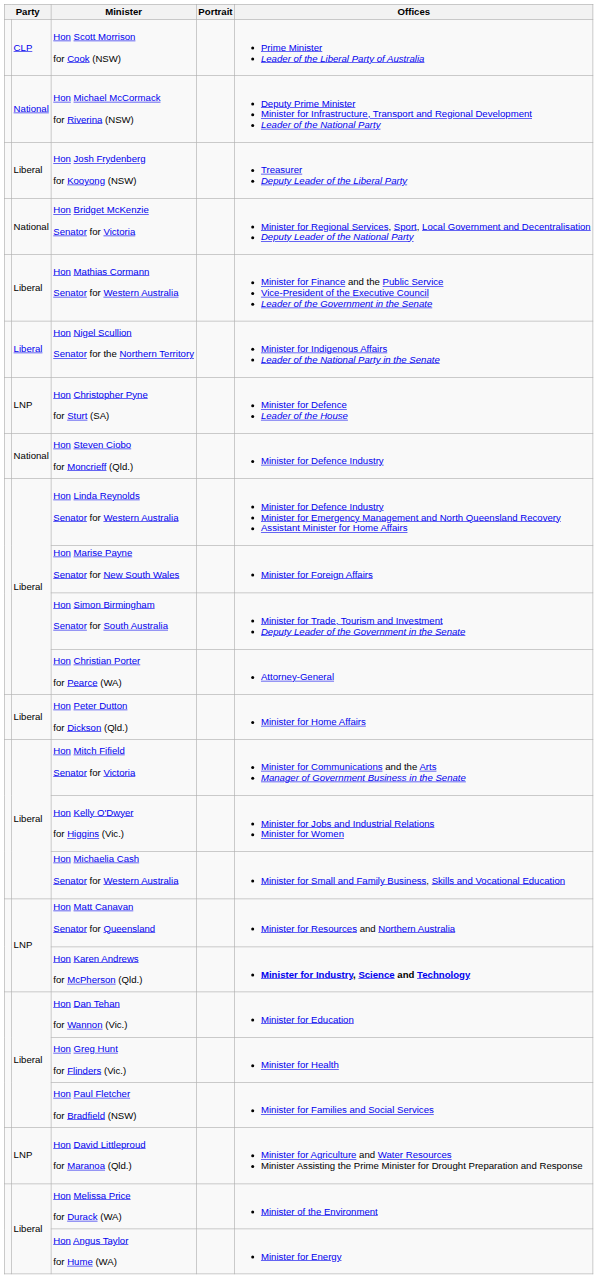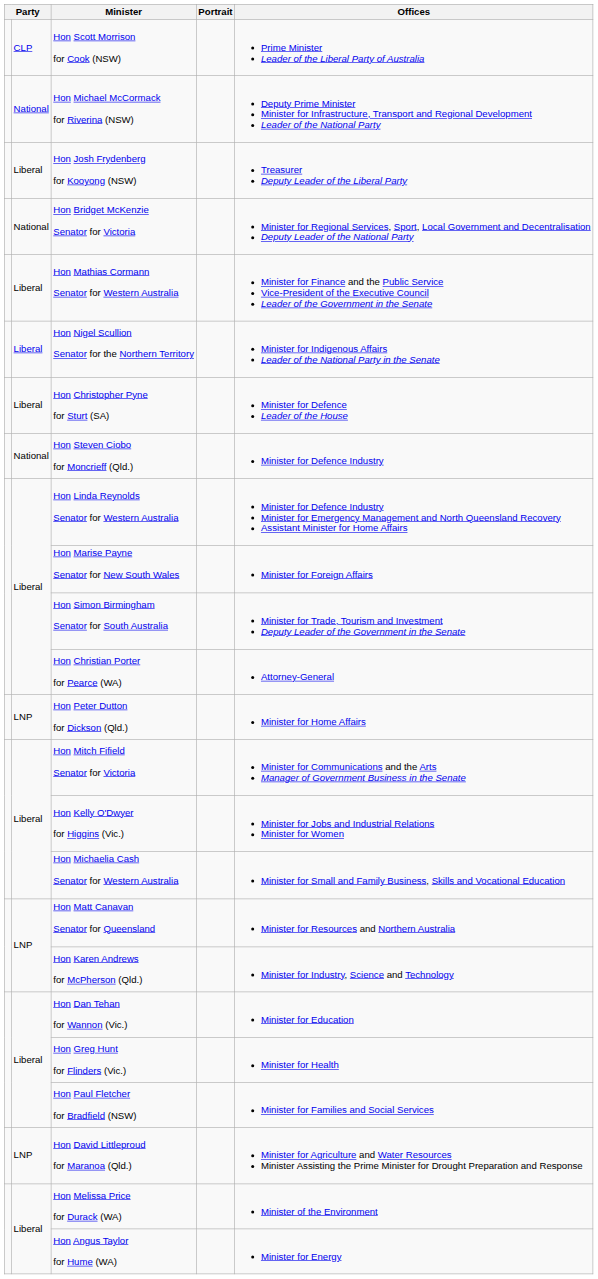(23, 405) LNP -> (28, 405) Liberal
(28, 717) Liberal -> (23, 717) LNP
(414, 975) bold -> (414, 975) normal
